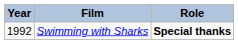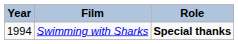(19, 31) 1992 -> (19, 31) 1994
